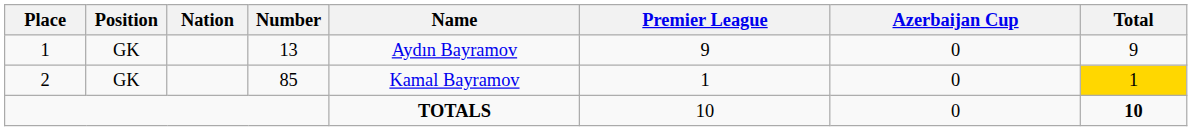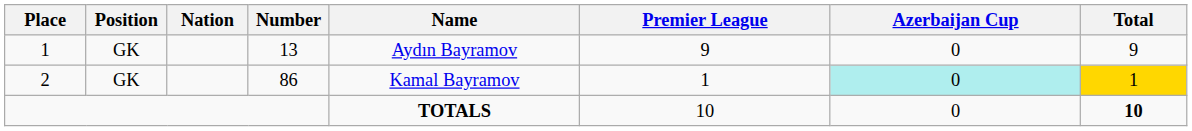(289, 80) 85 -> (289, 80) 86
(956, 80) no background -> (956, 80) paleturquoise background
